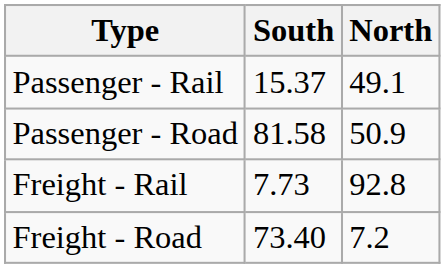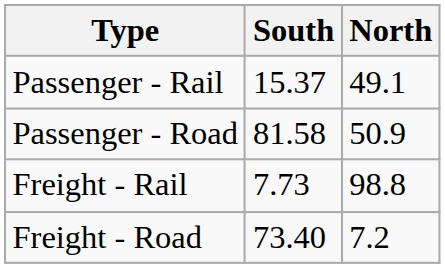(378, 184) 92.8 -> (378, 184) 98.8
